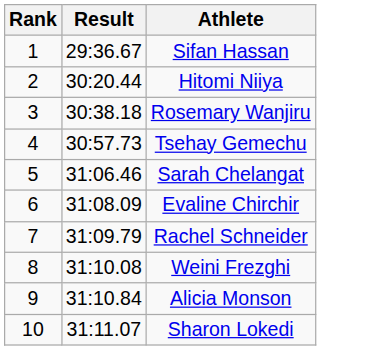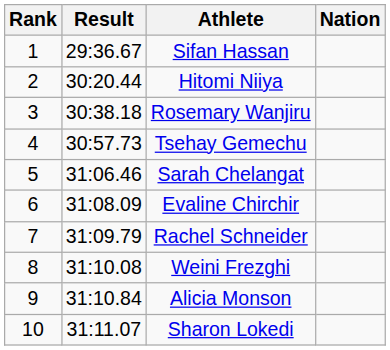+ column: (350, 19)
